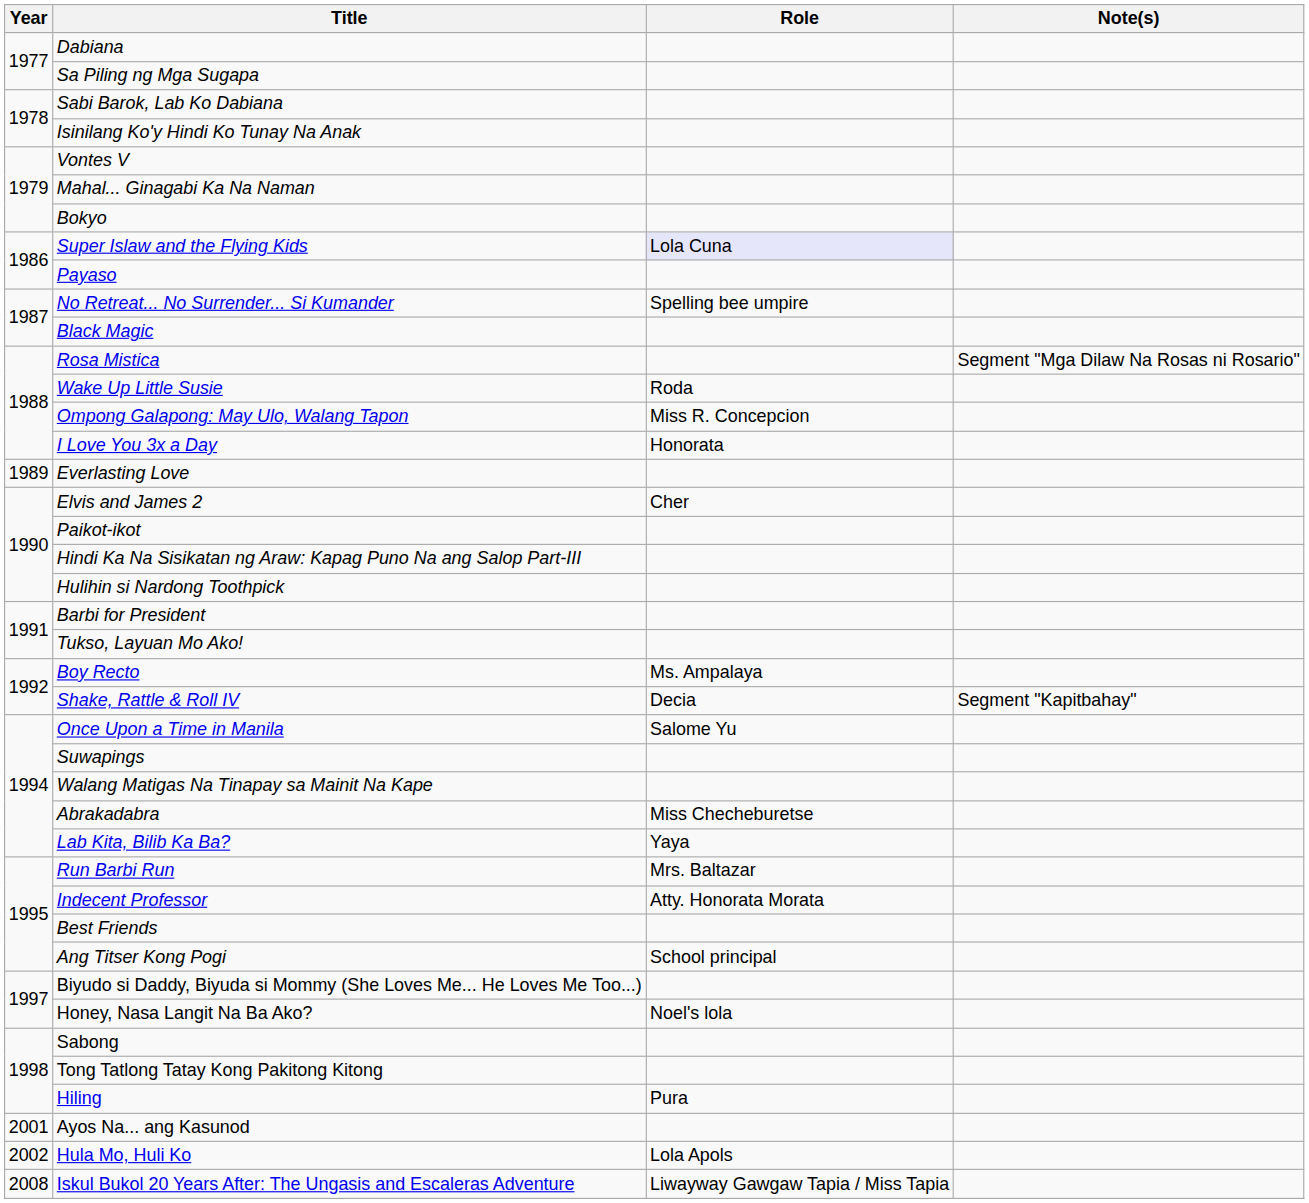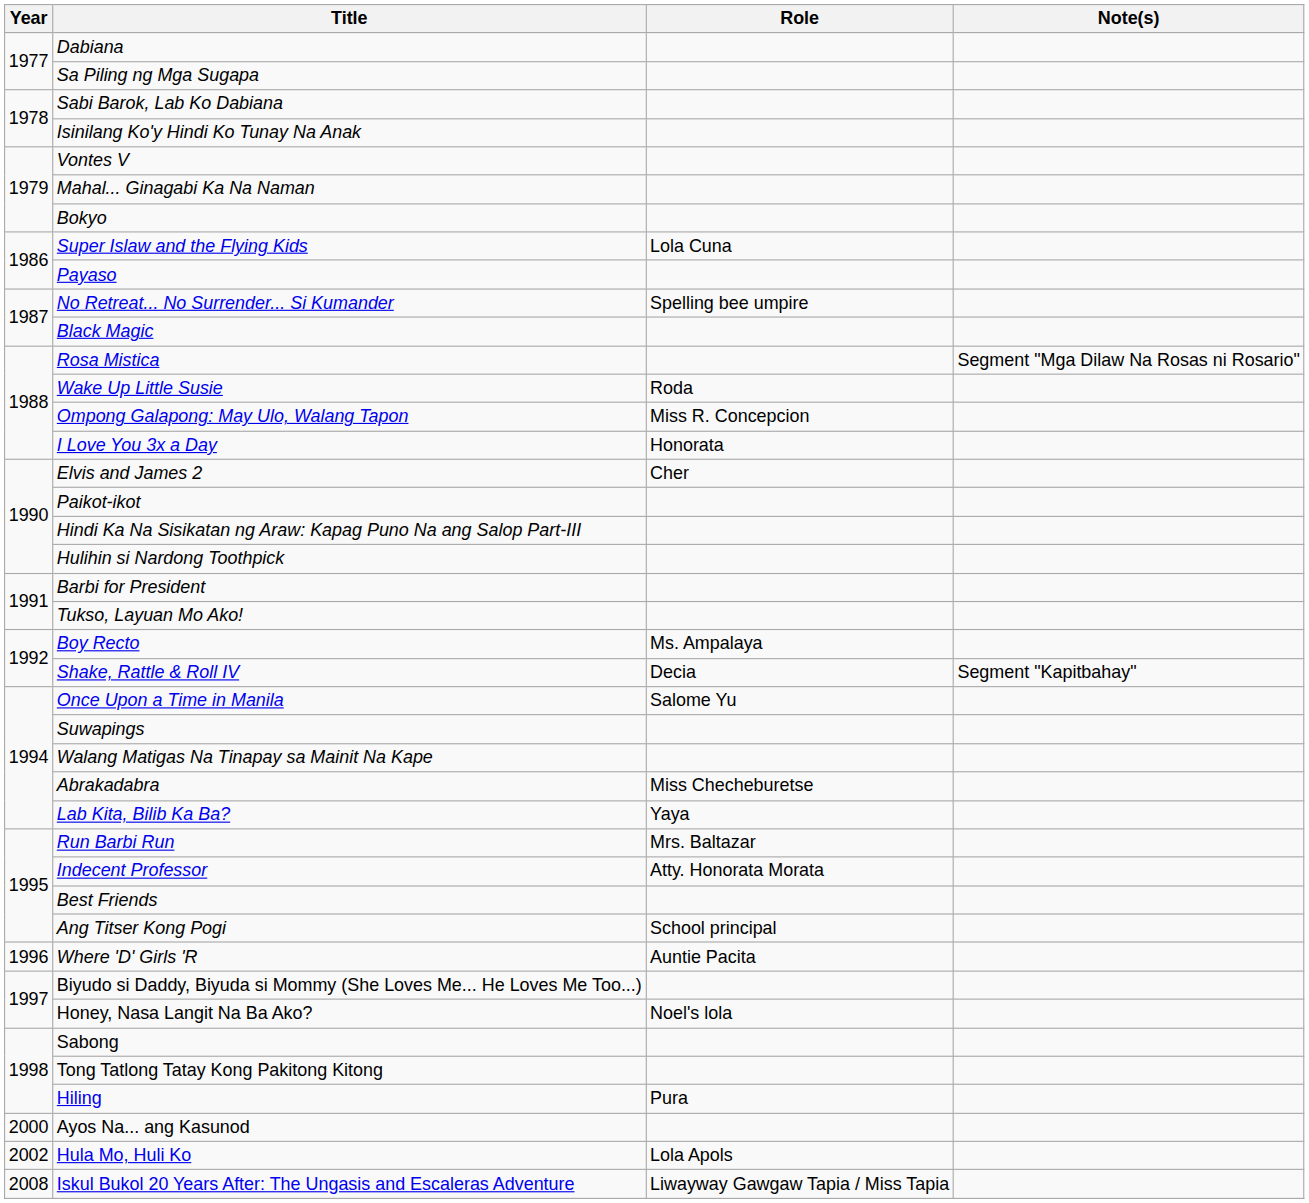(691, 246) lavender background -> (691, 246) no background
- row: (123, 473)
+ row: (127, 956)
(29, 1127) 2001 -> (29, 1127) 2000
